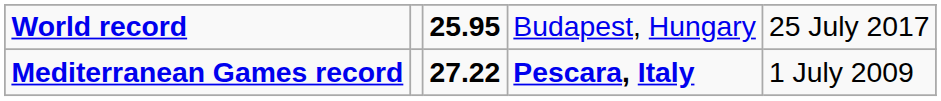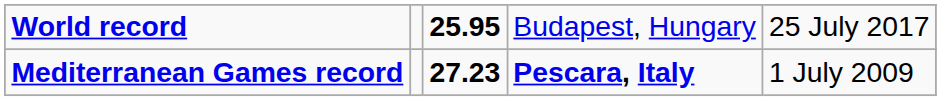(465, 71) 27.22 -> (465, 71) 27.23
